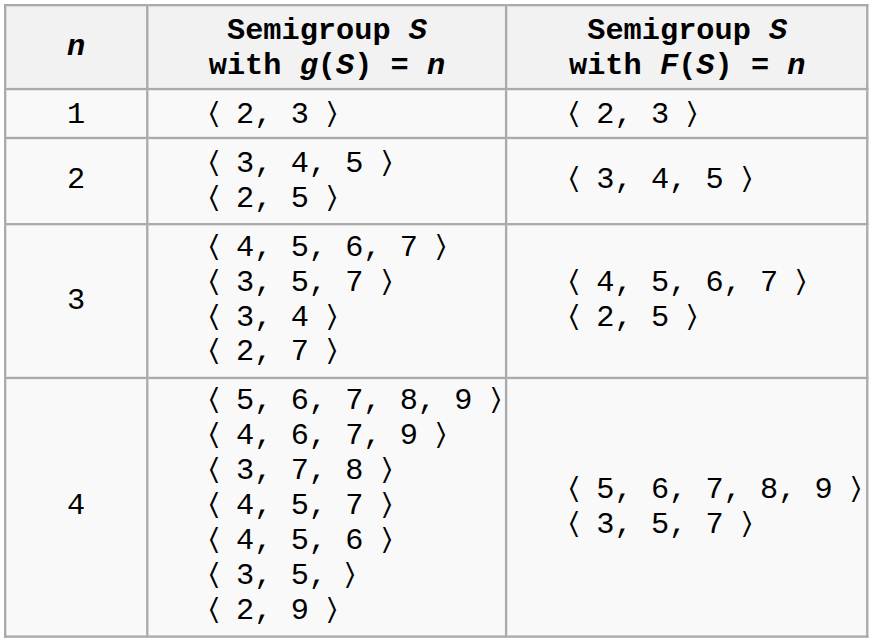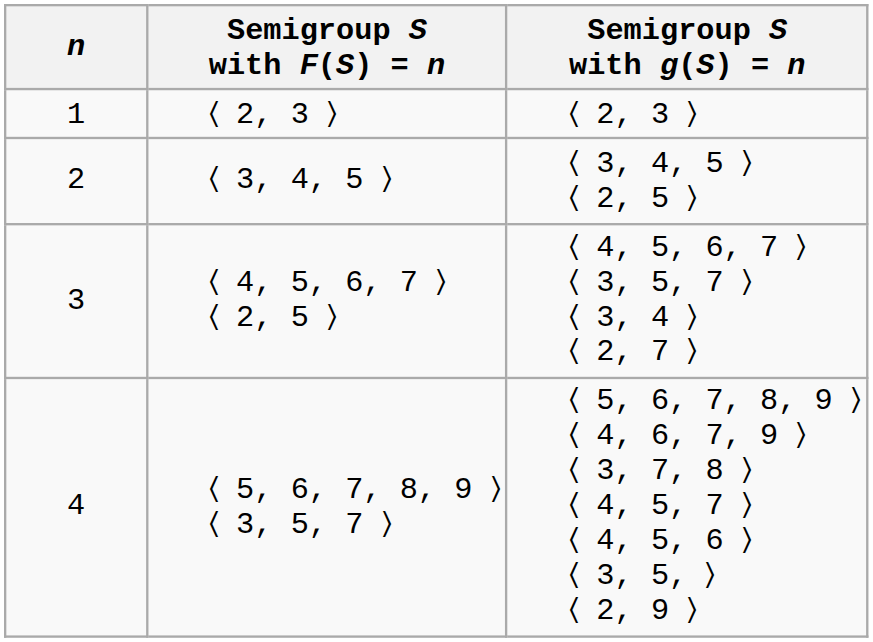columns swapped: (687, 47) <-> (327, 47)
